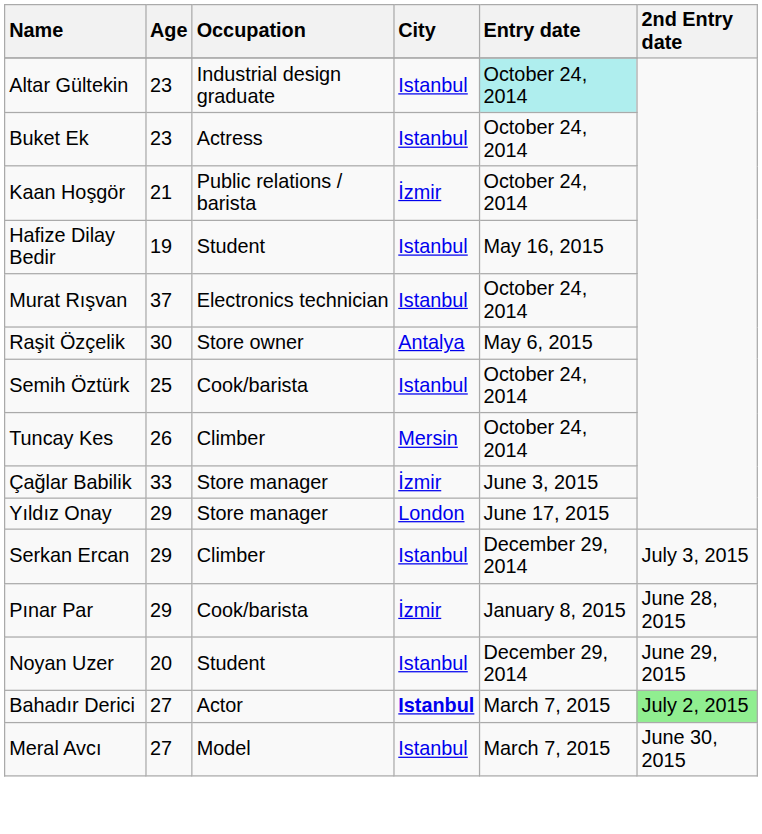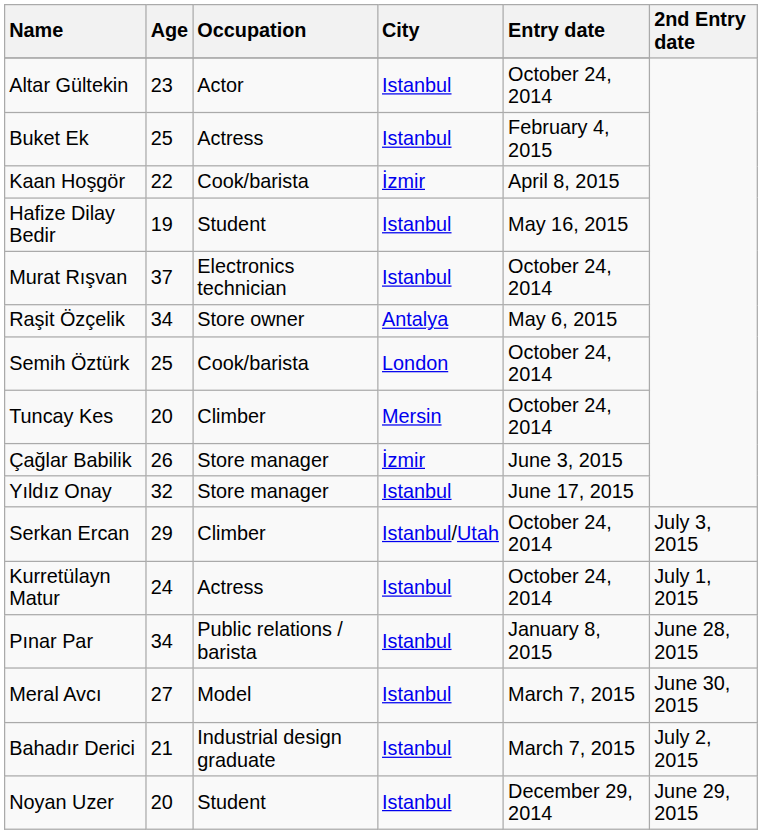(269, 85) Industrial design graduate -> (220, 85) Actor
(535, 85) paleturquoise background -> (560, 85) no background
(161, 138) 23 -> (162, 138) 25
(535, 138) October 24, 2014 -> (559, 138) February 4, 2015
(161, 192) 21 -> (162, 181) 22
(269, 192) Public relations / barista -> (253, 181) Cook/barista
(535, 192) October 24, 2014 -> (564, 181) April 8, 2015
(161, 342) 30 -> (162, 320) 34
(433, 385) Istanbul -> (415, 363) London
(161, 439) 26 -> (162, 417) 20
(161, 481) 33 -> (162, 459) 26
(161, 513) 29 -> (162, 491) 32
(431, 513) London -> (417, 491) Istanbul
(433, 556) Istanbul -> (440, 533) Istanbul/Utah
(546, 556) December 29, 2014 -> (560, 533) October 24, 2014
+ row: (60, 587)
(161, 609) 29 -> (162, 641) 34
(252, 609) Cook/barista -> (270, 641) Public relations / barista
(420, 609) İzmir -> (417, 641) Istanbul
rows swapped: (62, 663) <-> (55, 748)
(161, 706) 27 -> (162, 748) 21
(220, 706) Actor -> (270, 748) Industrial design graduate
(436, 706) bold -> (417, 748) normal
(695, 706) lightgreen background -> (683, 748) no background
